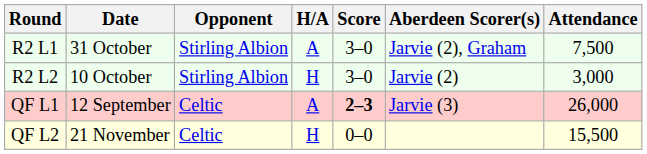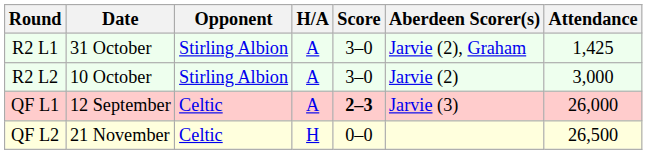(593, 47) 7,500 -> (593, 47) 1,425
(313, 76) H -> (313, 76) A
(593, 134) 15,500 -> (593, 134) 26,500
